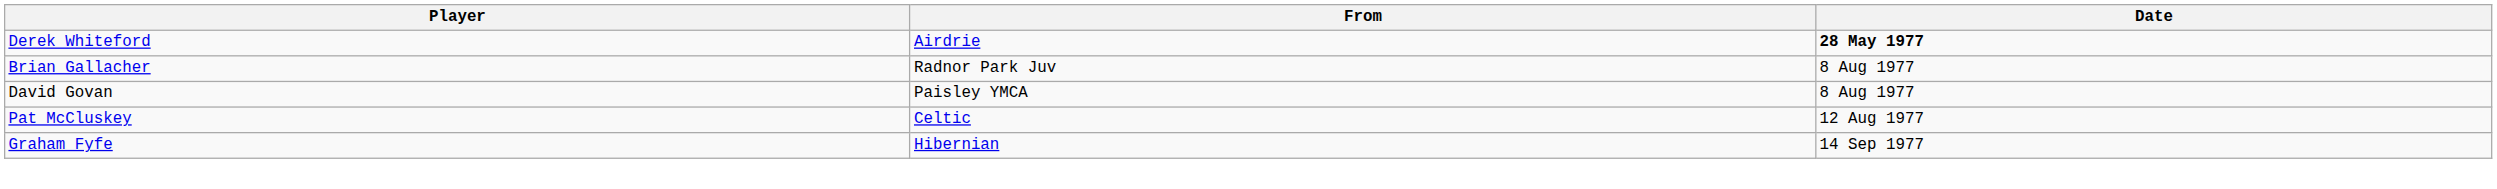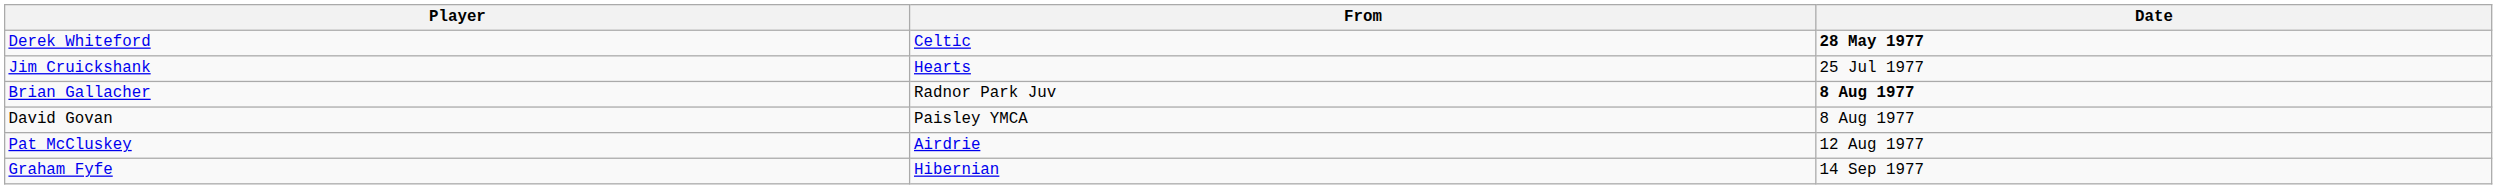(947, 43) Airdrie -> (942, 43) Celtic
+ row: (80, 69)
(1867, 69) normal -> (1867, 94) bold
(942, 120) Celtic -> (947, 145) Airdrie
